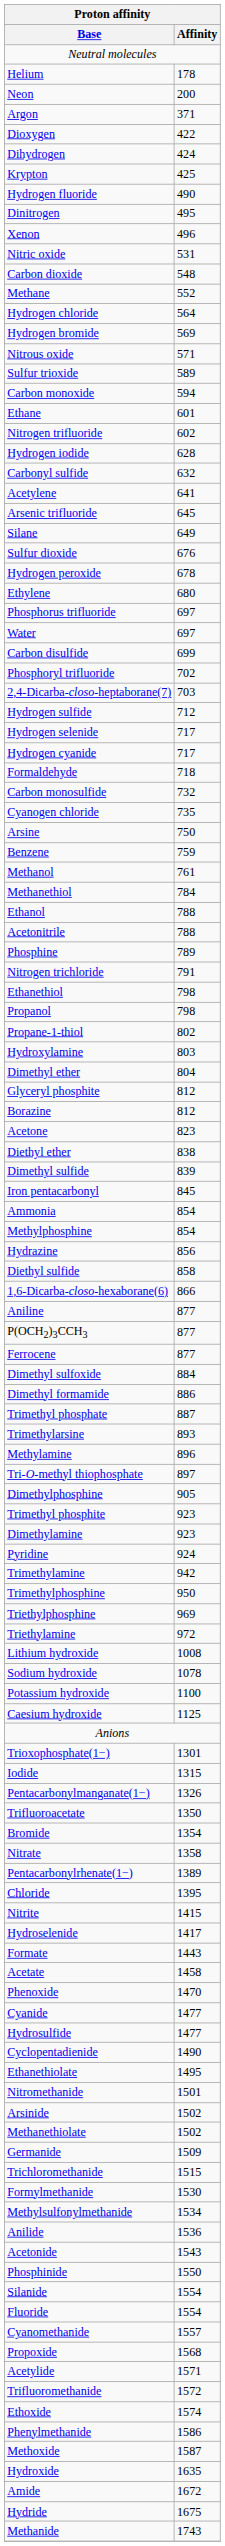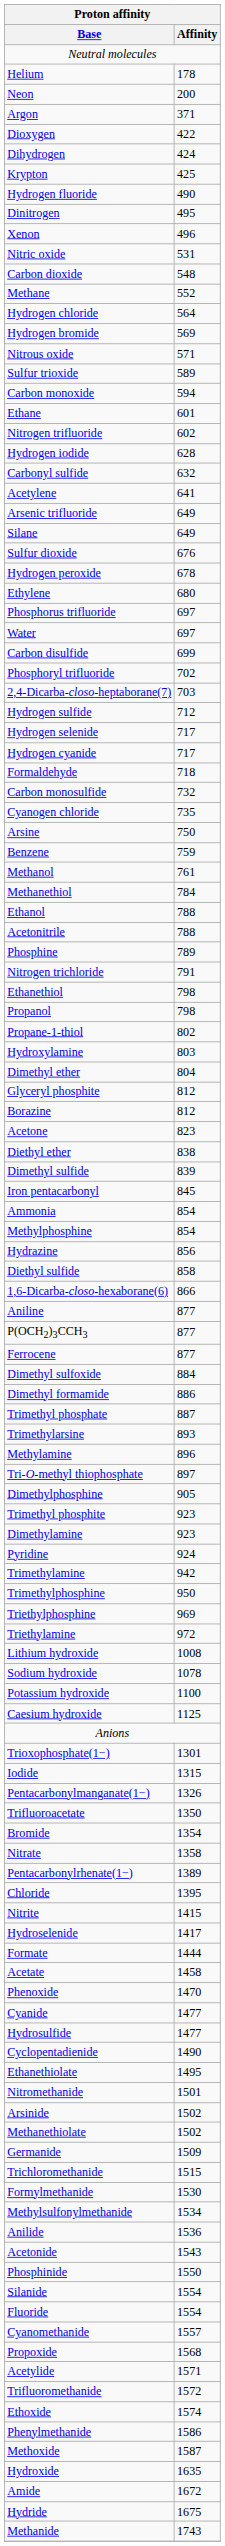(186, 513) 645 -> (186, 513) 649
(189, 1953) 1443 -> (189, 1953) 1444
